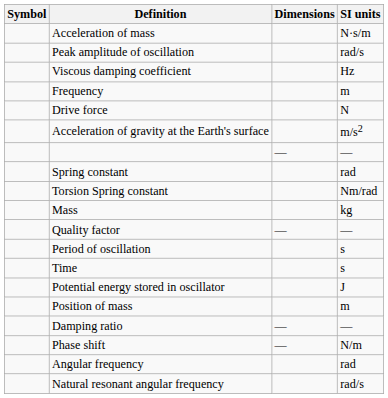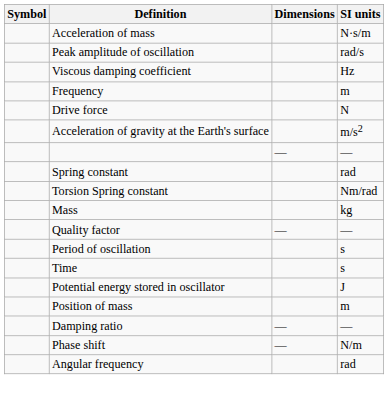- row: (138, 383)
